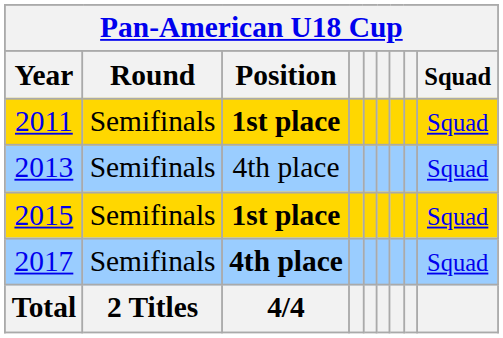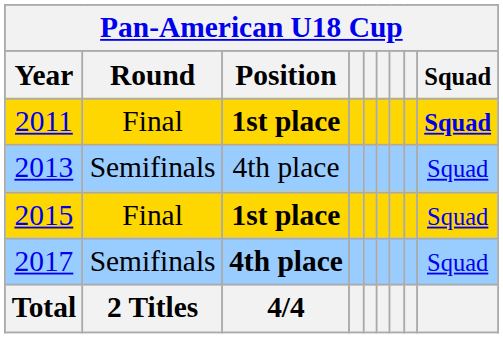(153, 121) Semifinals -> (153, 121) Final
(458, 123) normal -> (458, 121) bold
(153, 214) Semifinals -> (153, 214) Final
